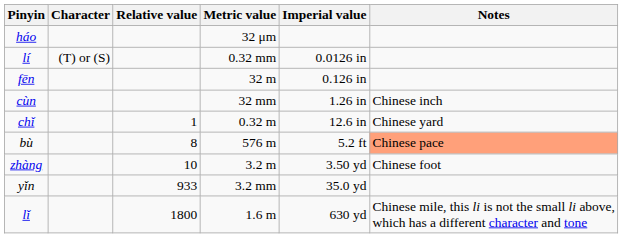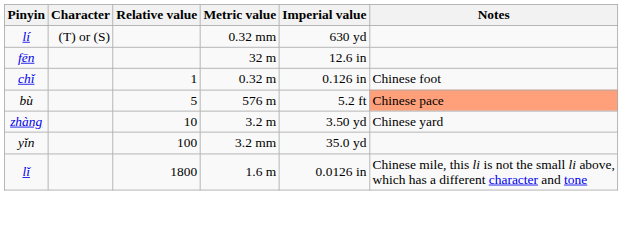- row: (26, 36)
(341, 57) 0.0126 in -> (348, 36) 630 yd
(344, 79) 0.126 in -> (348, 57) 12.6 in
- row: (26, 100)
(348, 121) 12.6 in -> (344, 79) 0.126 in
(408, 121) Chinese yard -> (407, 79) Chinese foot
(194, 143) 8 -> (194, 100) 5
(407, 164) Chinese foot -> (408, 121) Chinese yard
(187, 185) 933 -> (187, 143) 100
(348, 214) 630 yd -> (341, 171) 0.0126 in
